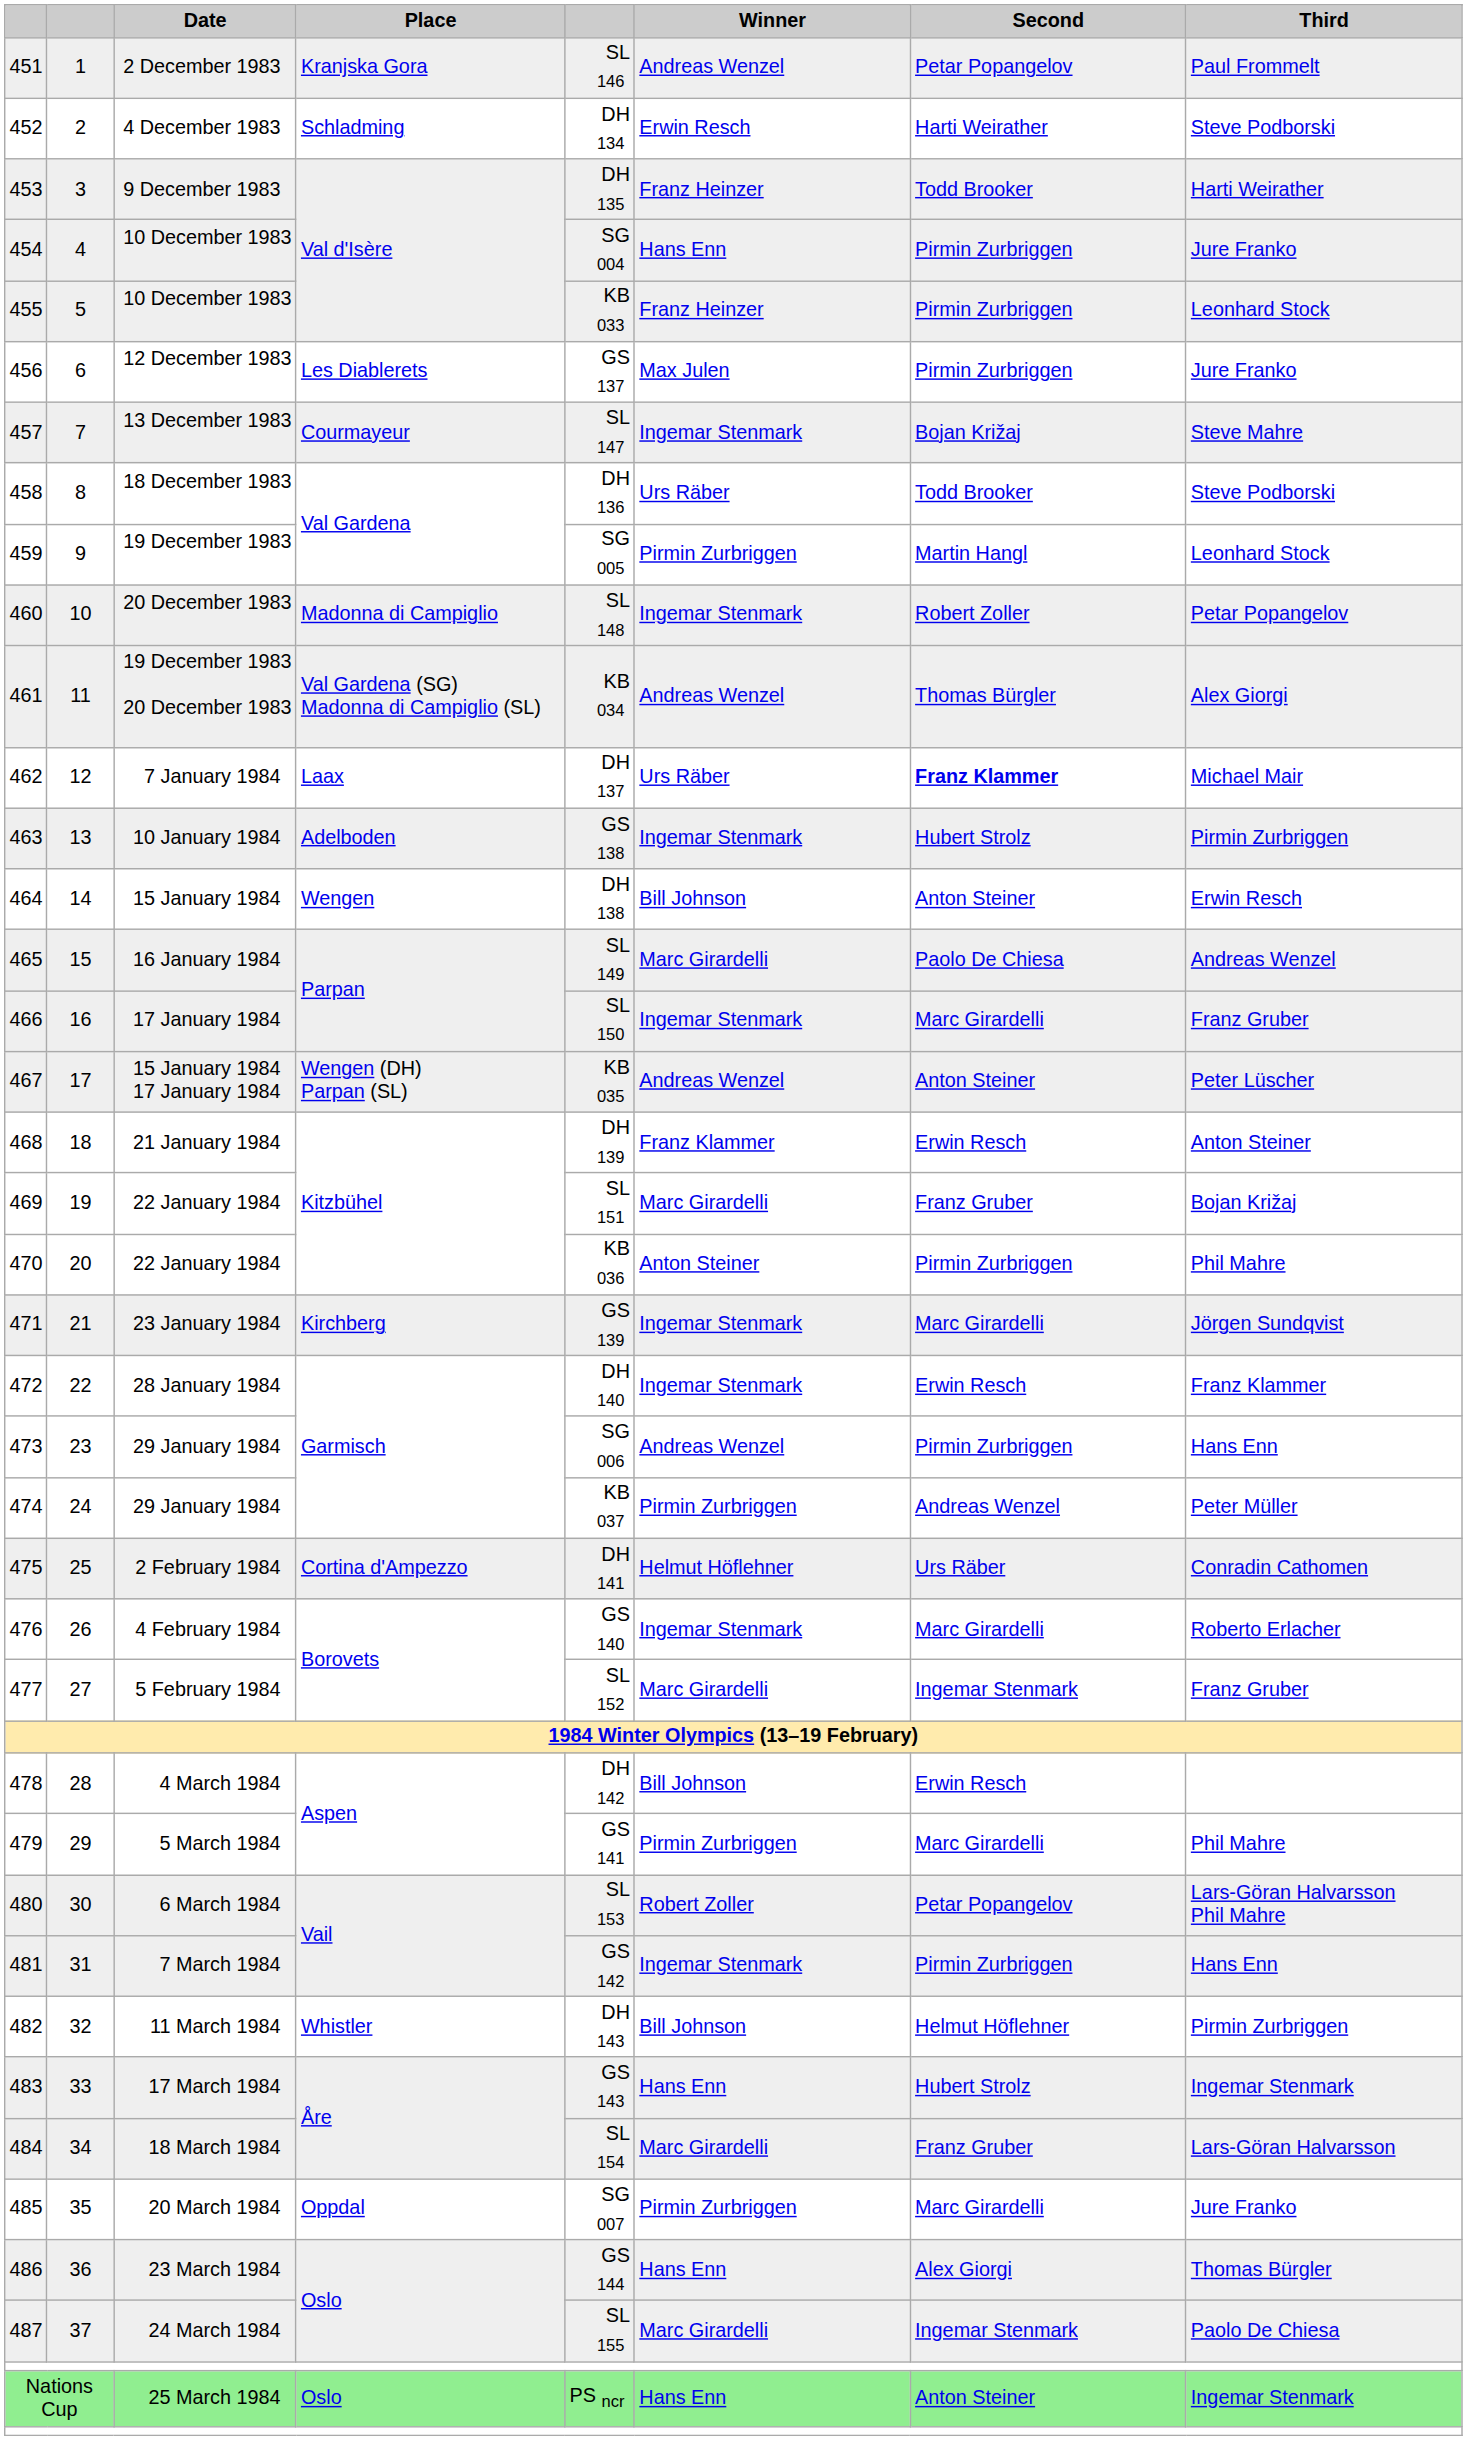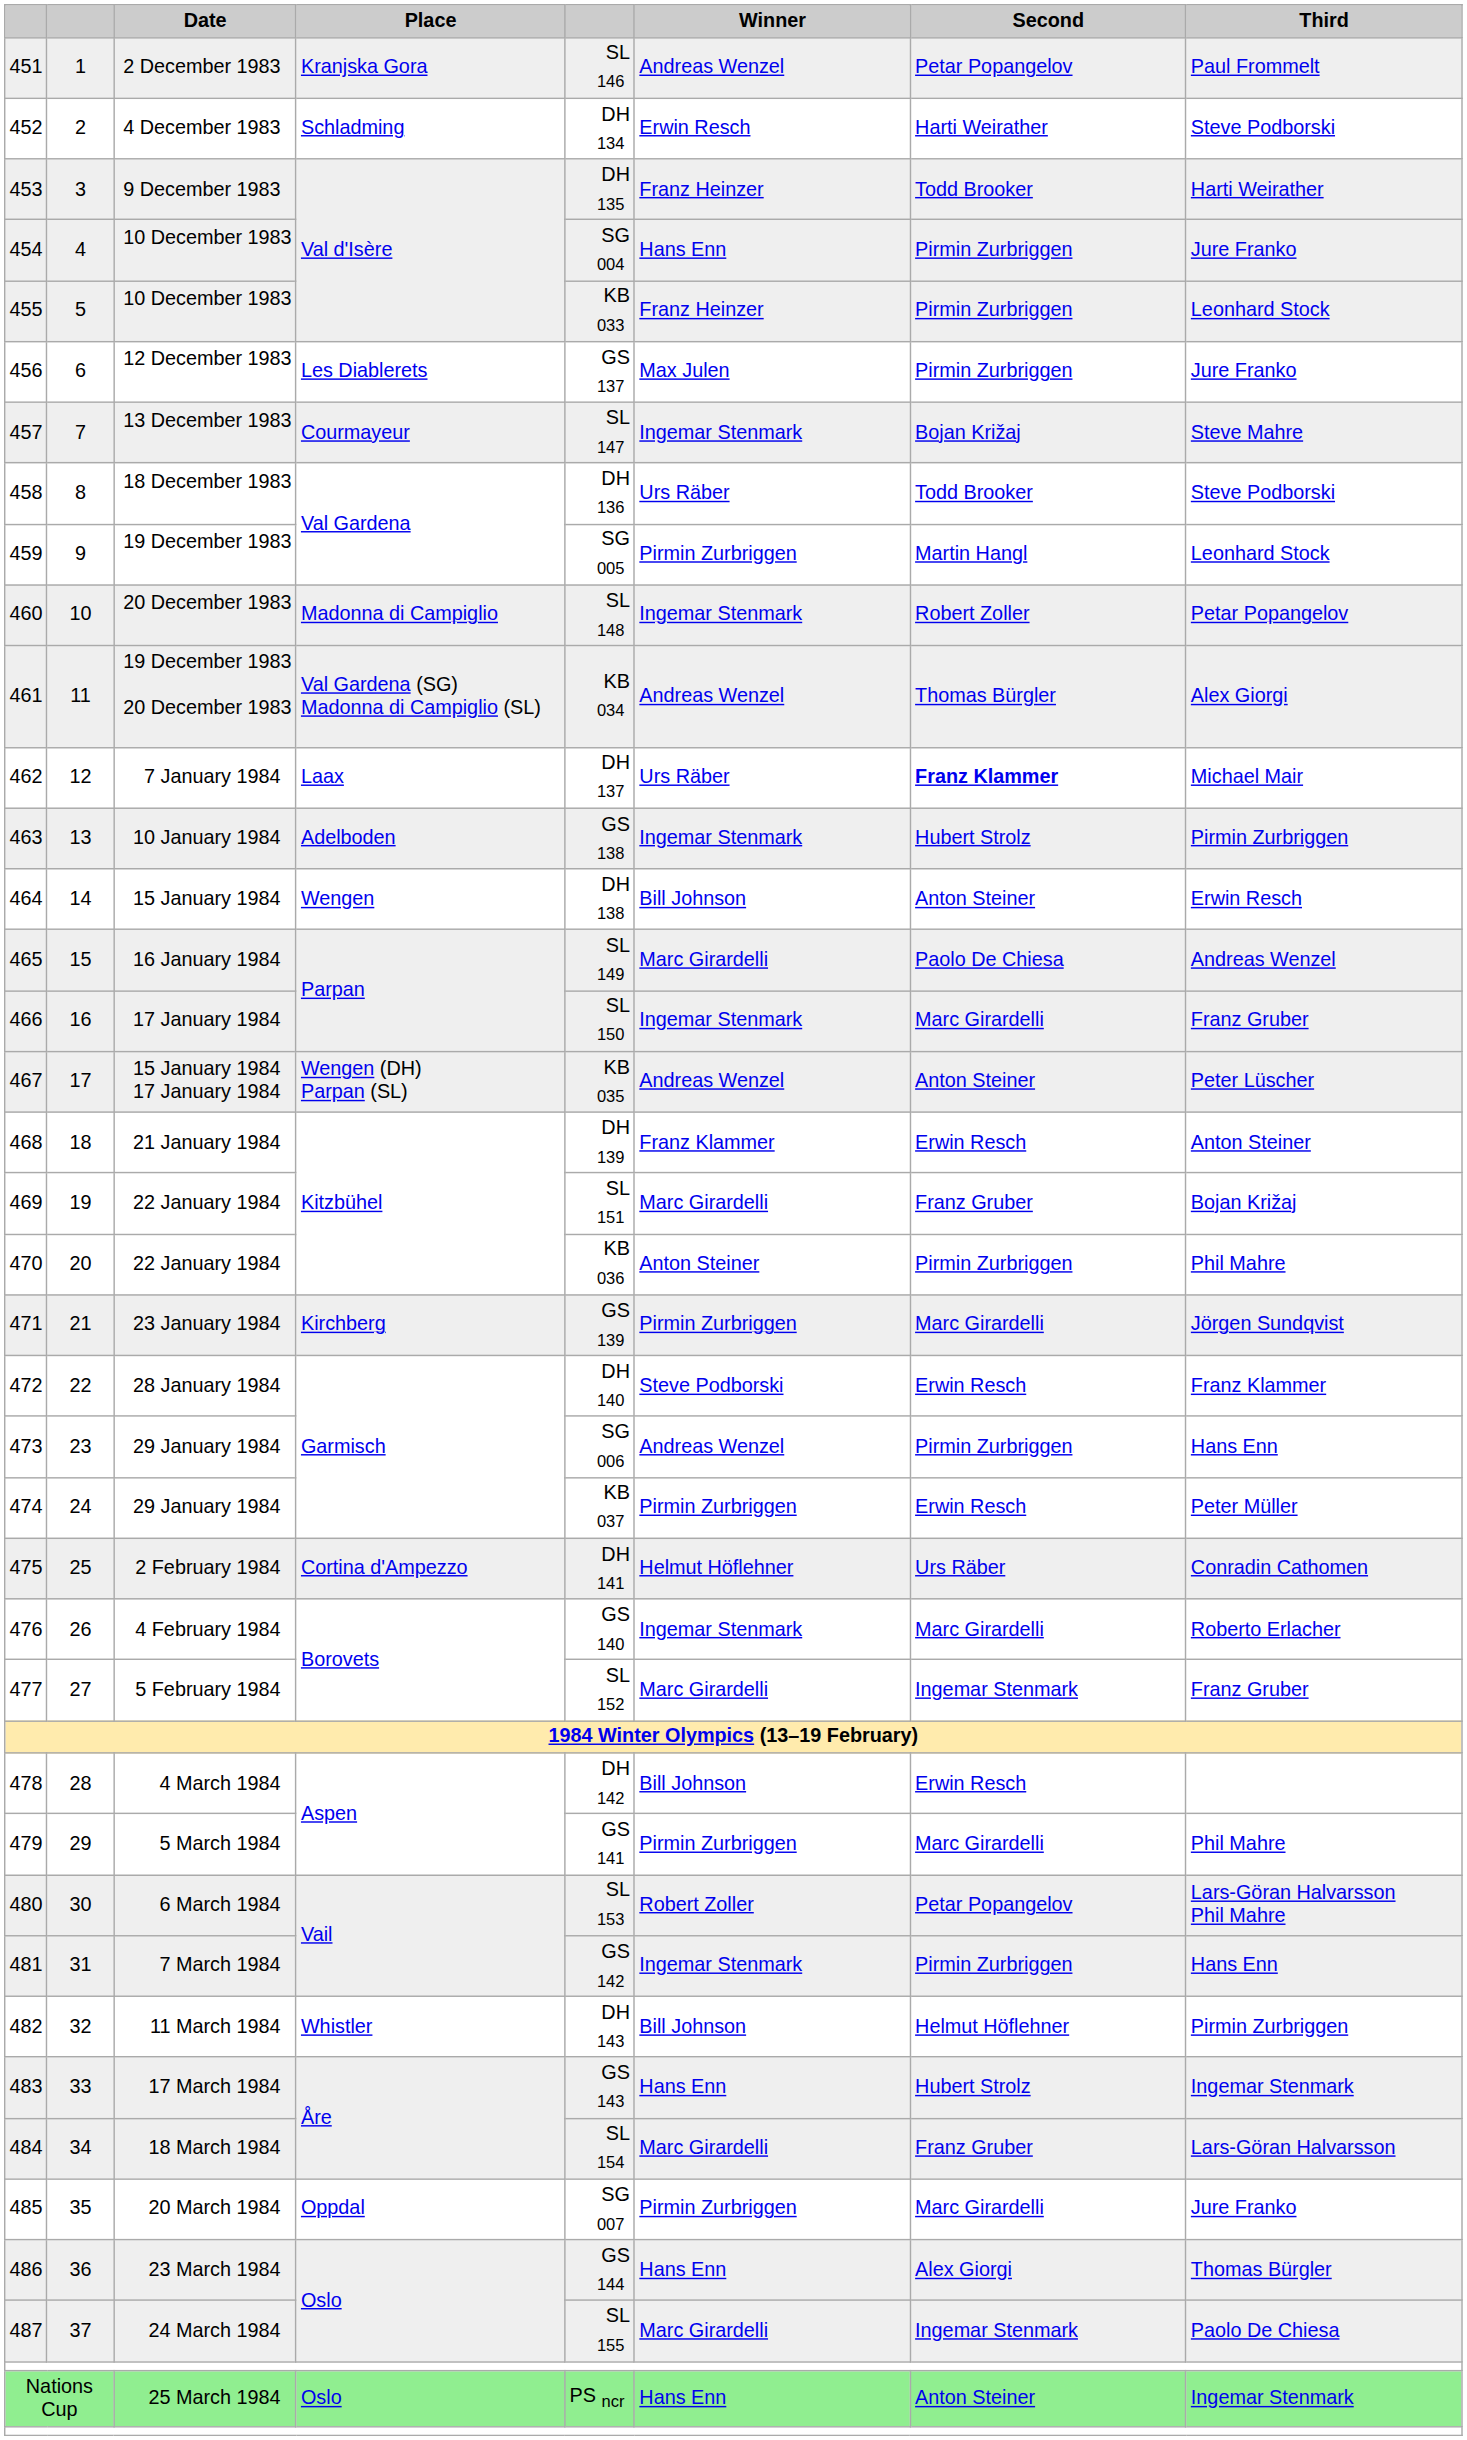(721, 1324) Ingemar Stenmark -> (718, 1324) Pirmin Zurbriggen
(721, 1385) Ingemar Stenmark -> (711, 1385) Steve Podborski
(988, 1507) Andreas Wenzel -> (971, 1507) Erwin Resch
